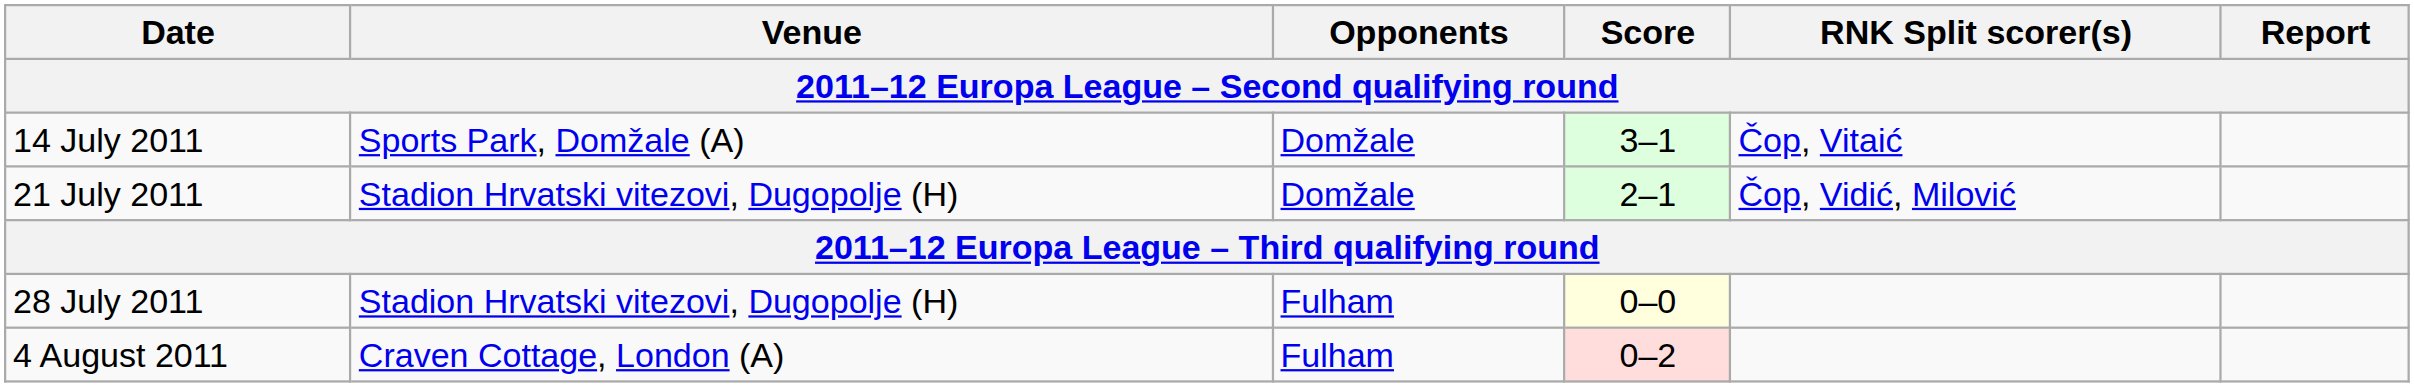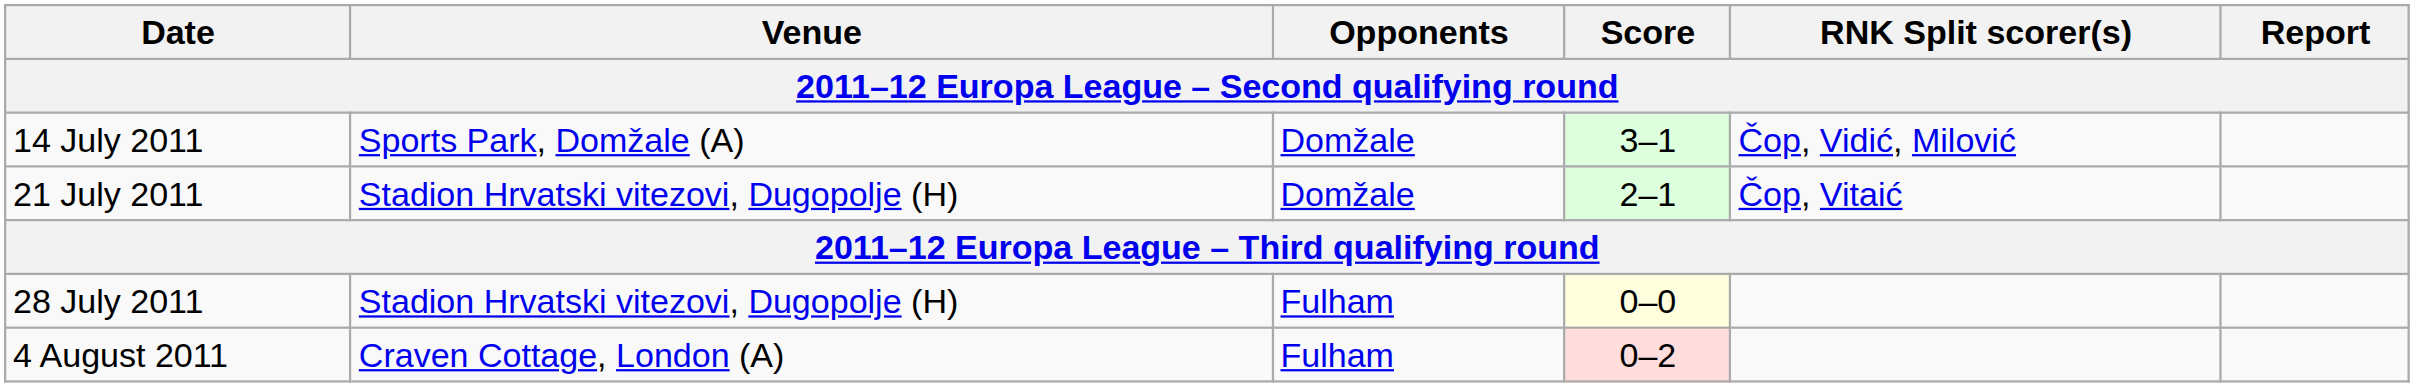(1820, 140) Čop, Vitaić -> (1877, 140) Čop, Vidić, Milović
(1877, 194) Čop, Vidić, Milović -> (1820, 194) Čop, Vitaić
